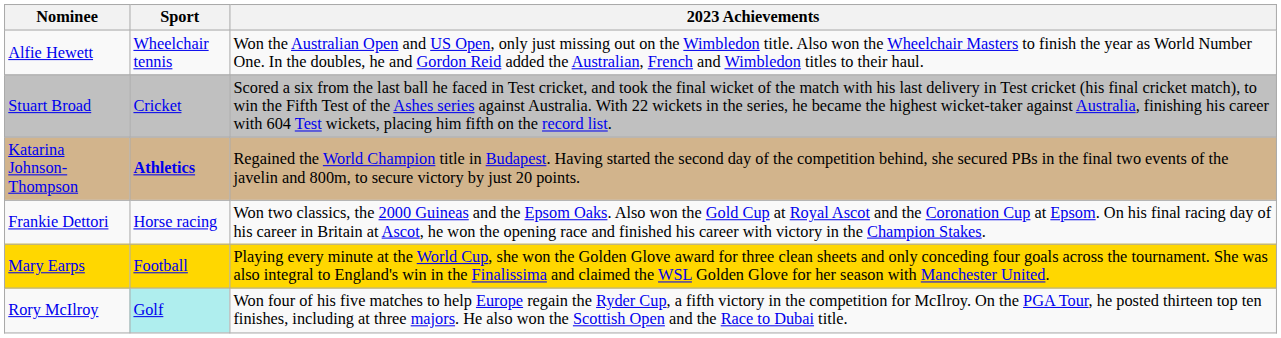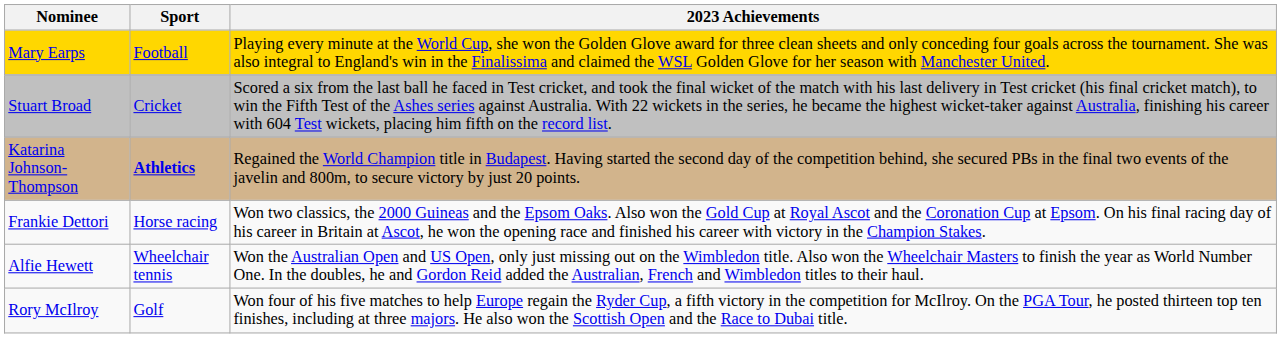rows swapped: (47, 266) <-> (51, 52)
(148, 310) paleturquoise background -> (148, 310) no background
